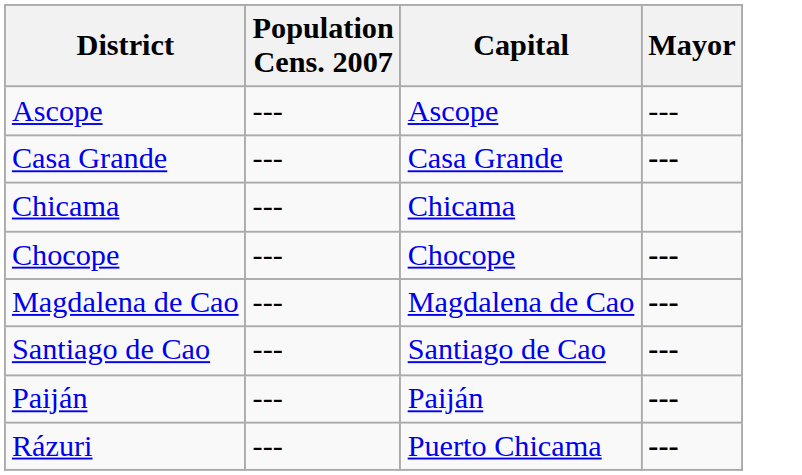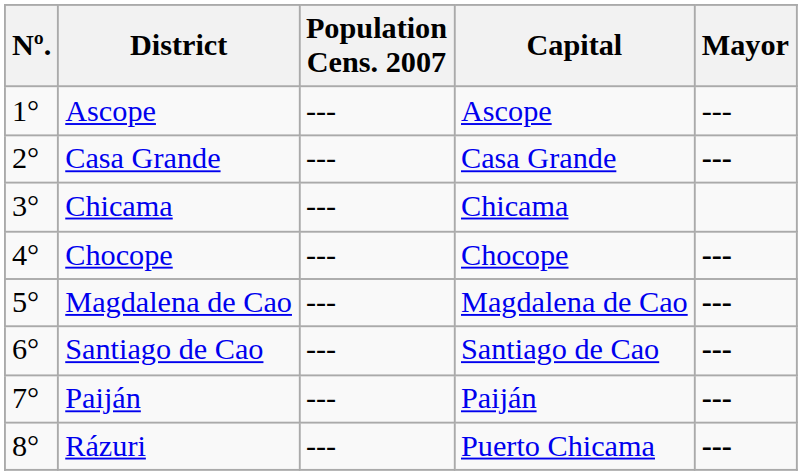+ column: (32, 45)
